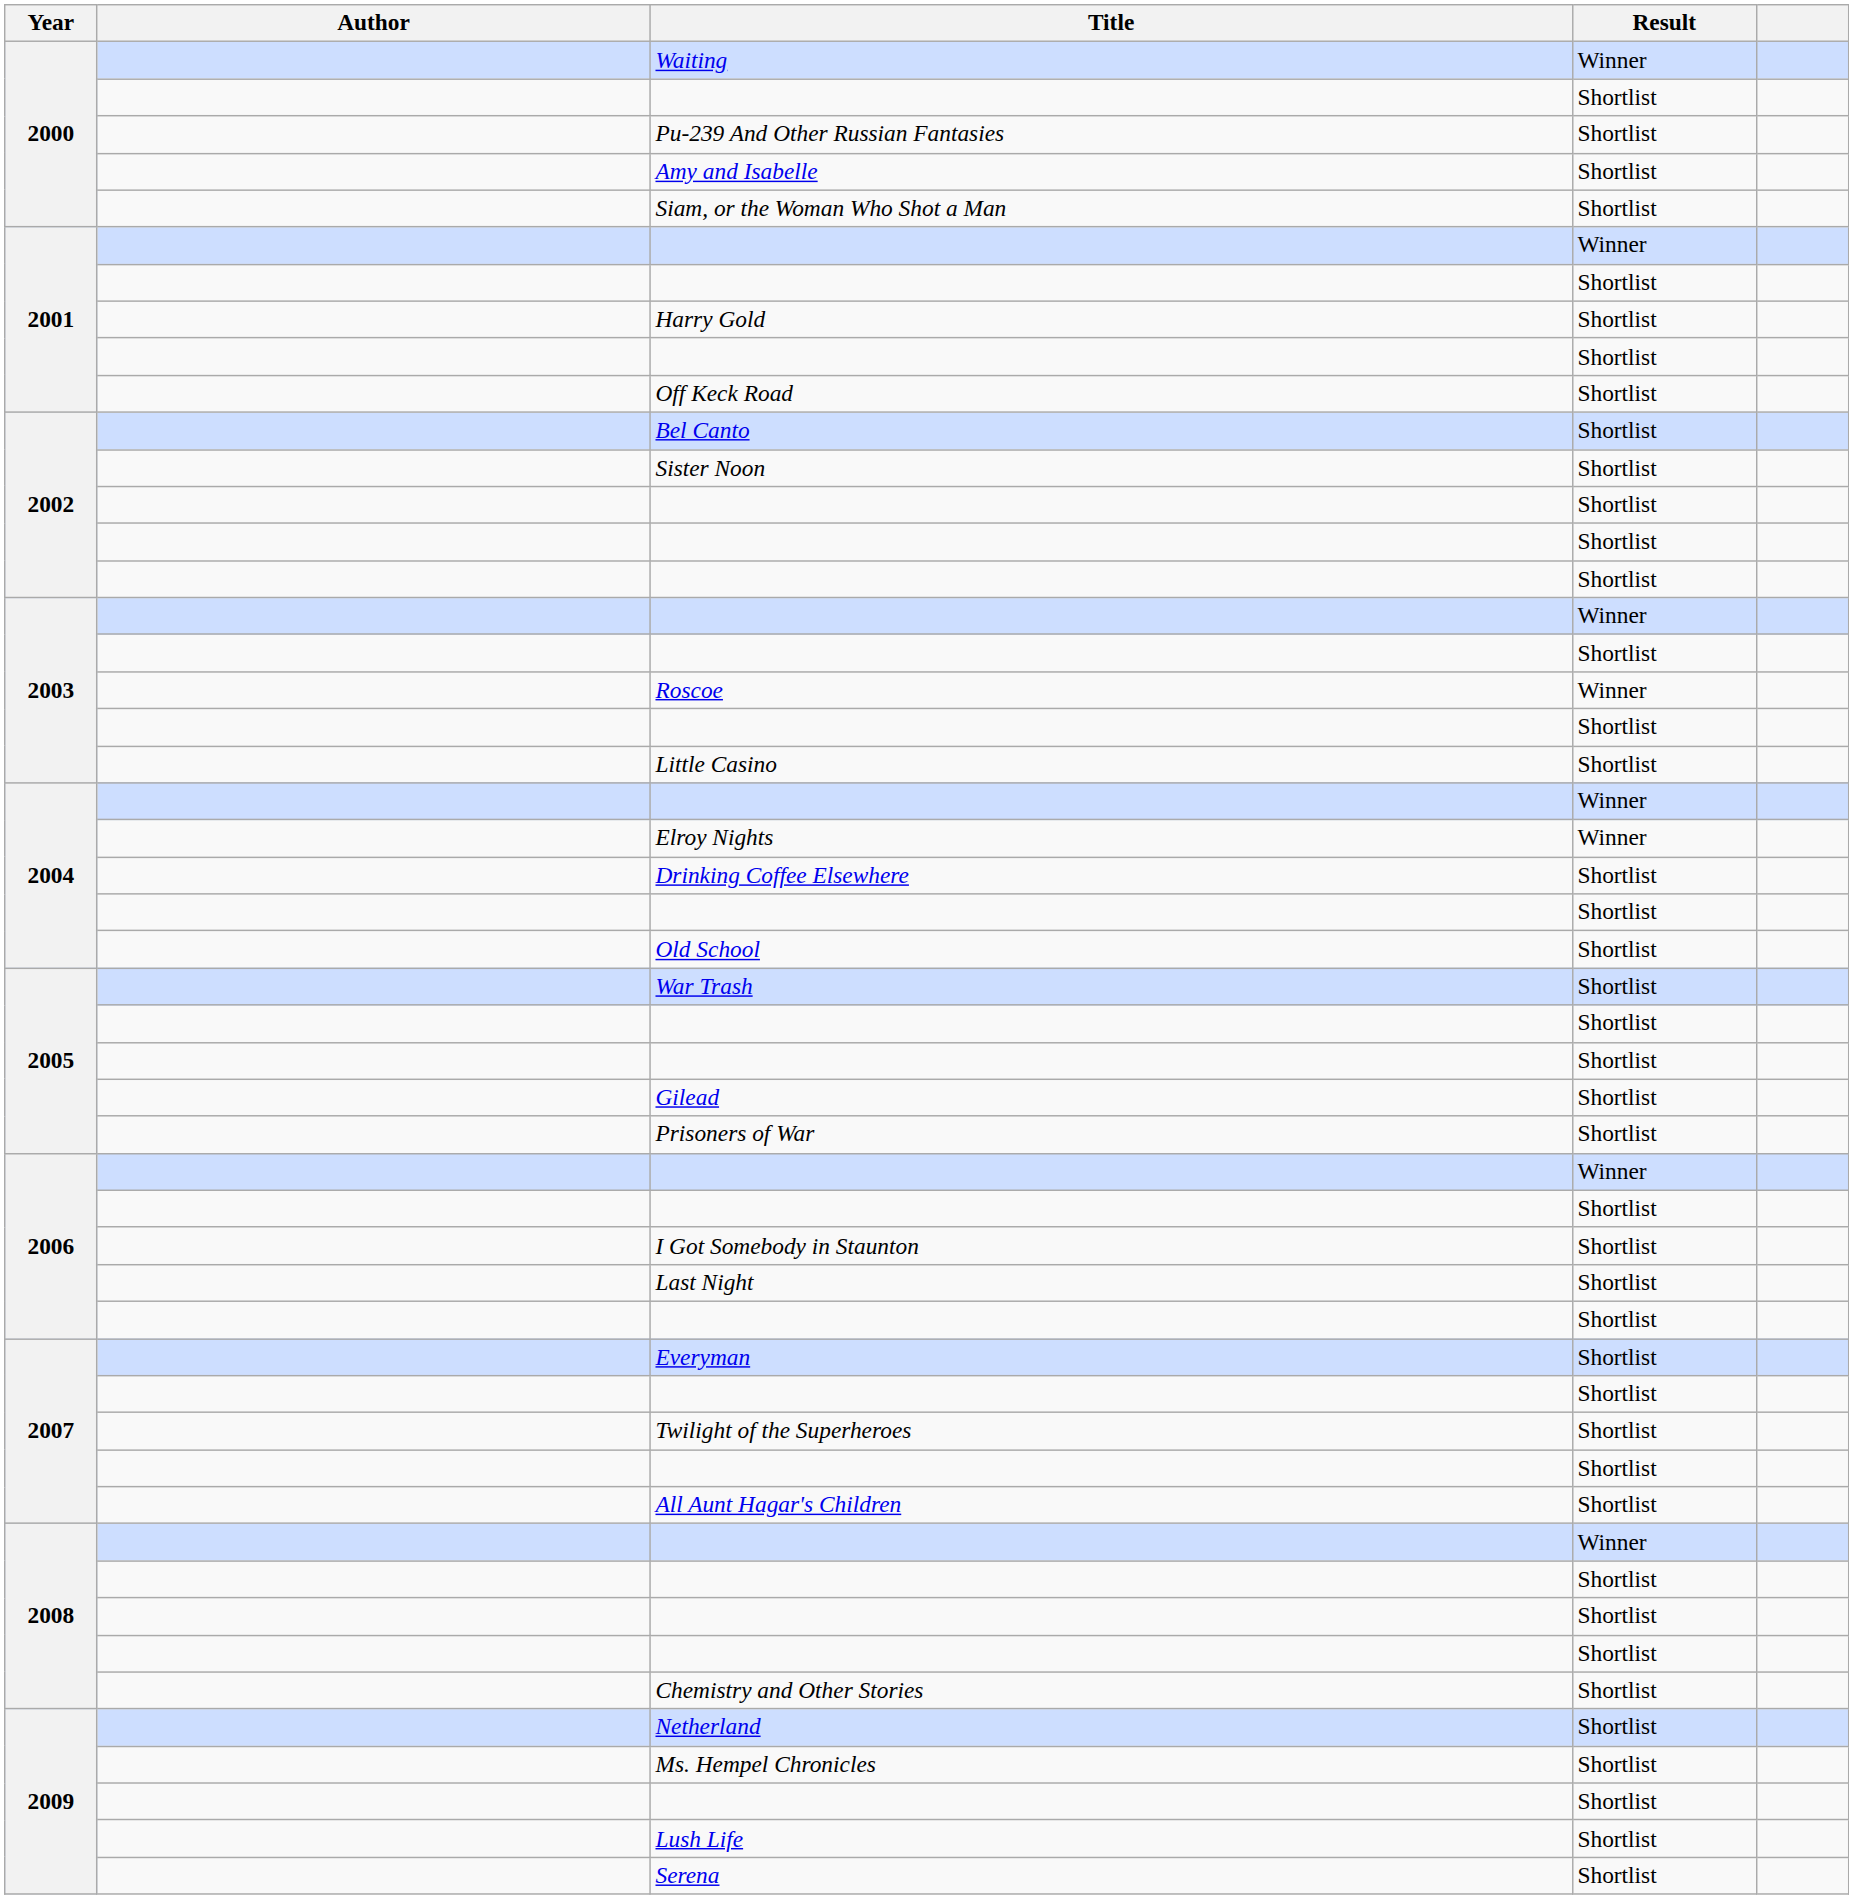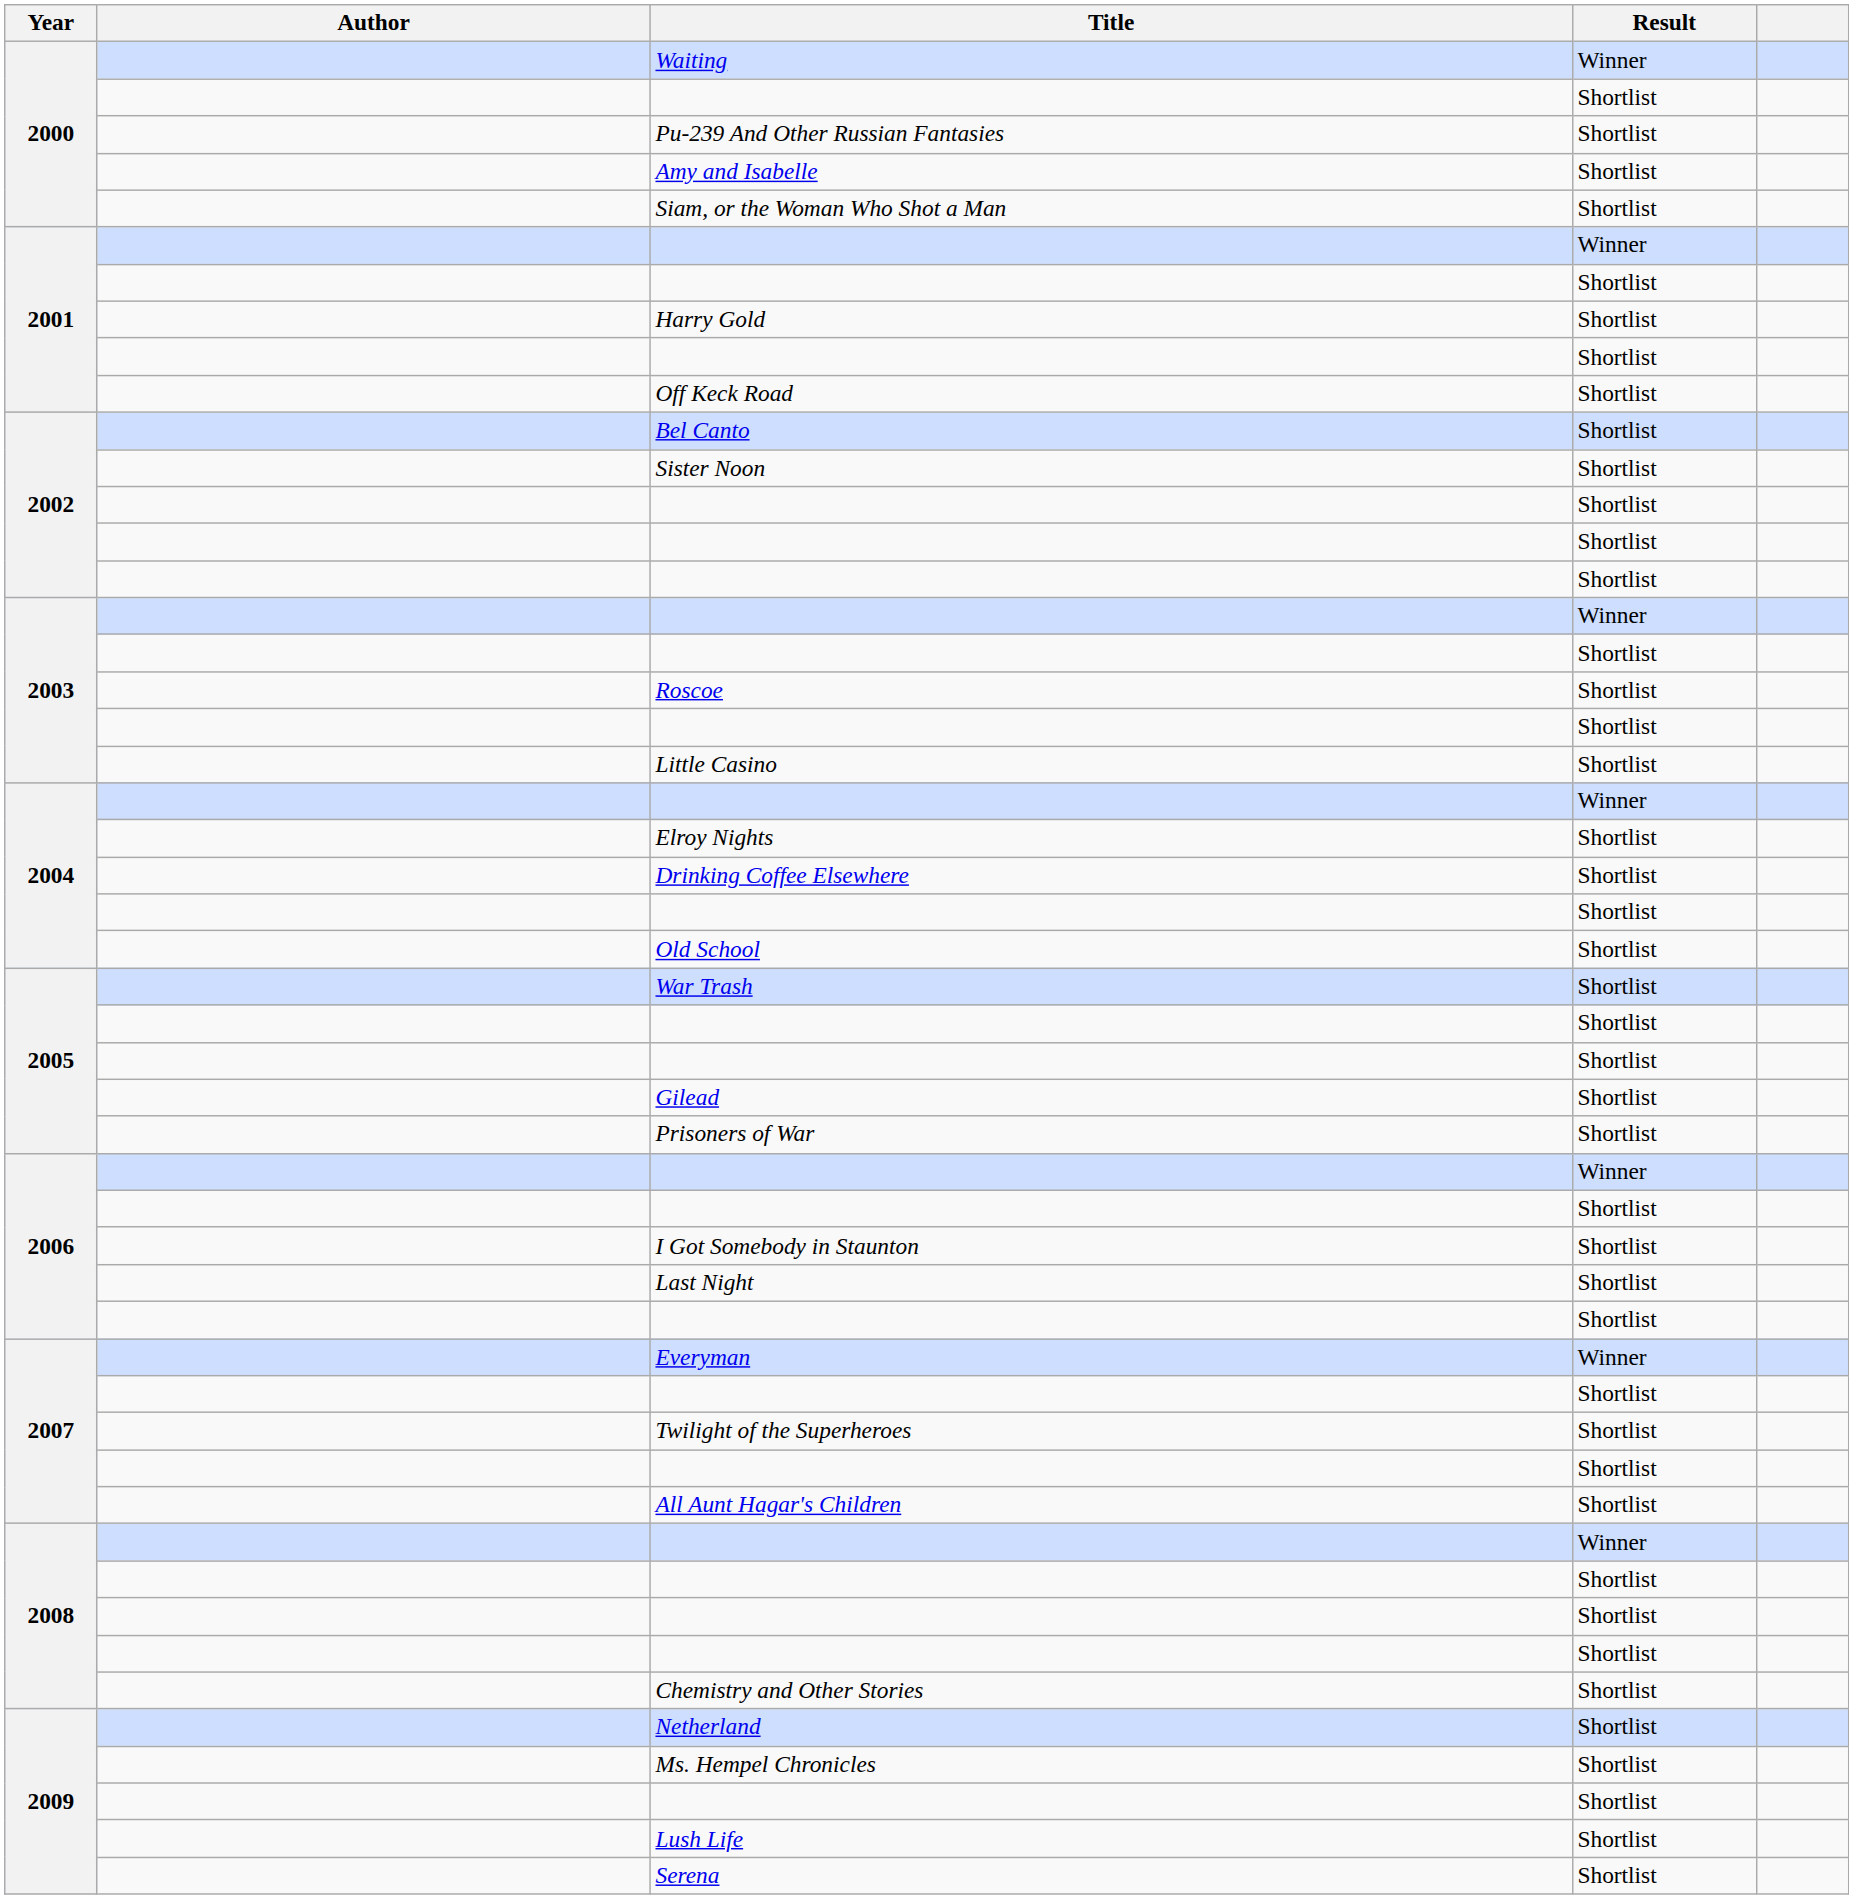(1612, 689) Winner -> (1617, 689) Shortlist
(1612, 838) Winner -> (1617, 838) Shortlist
(1617, 1356) Shortlist -> (1612, 1356) Winner
